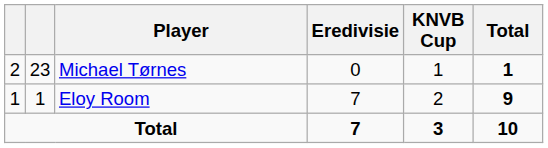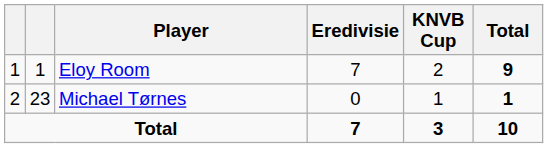rows swapped: (104, 99) <-> (123, 70)
